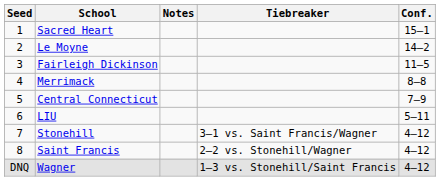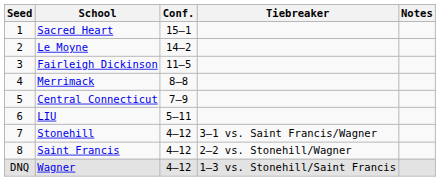columns swapped: (417, 13) <-> (179, 13)
